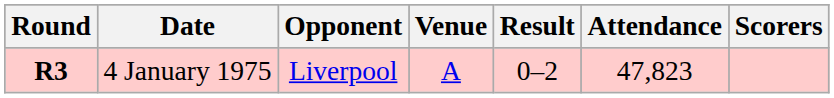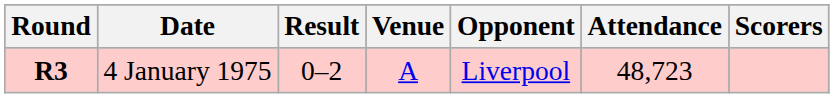columns swapped: (343, 26) <-> (537, 26)
(655, 69) 47,823 -> (655, 69) 48,723
